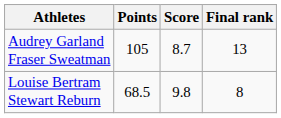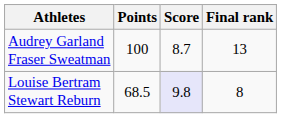(137, 50) 105 -> (137, 50) 100
(181, 92) no background -> (181, 92) lavender background
